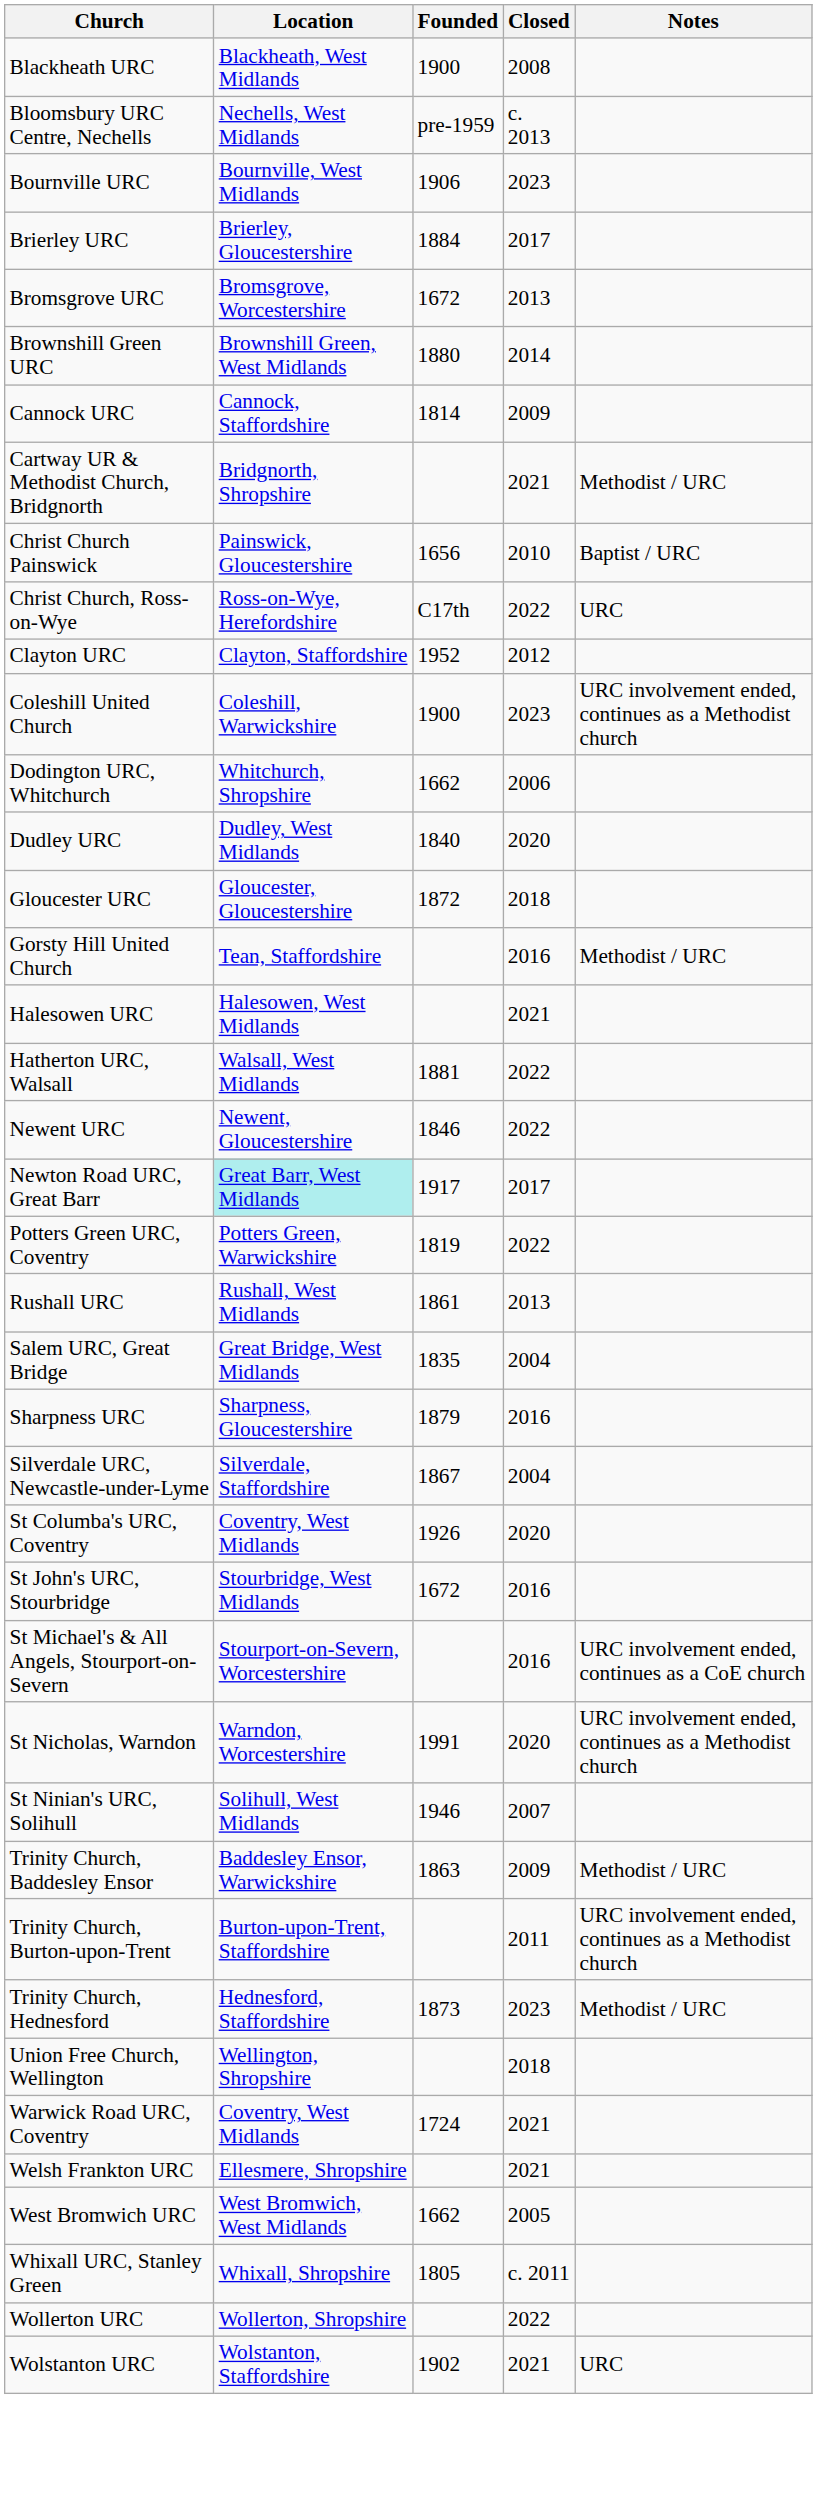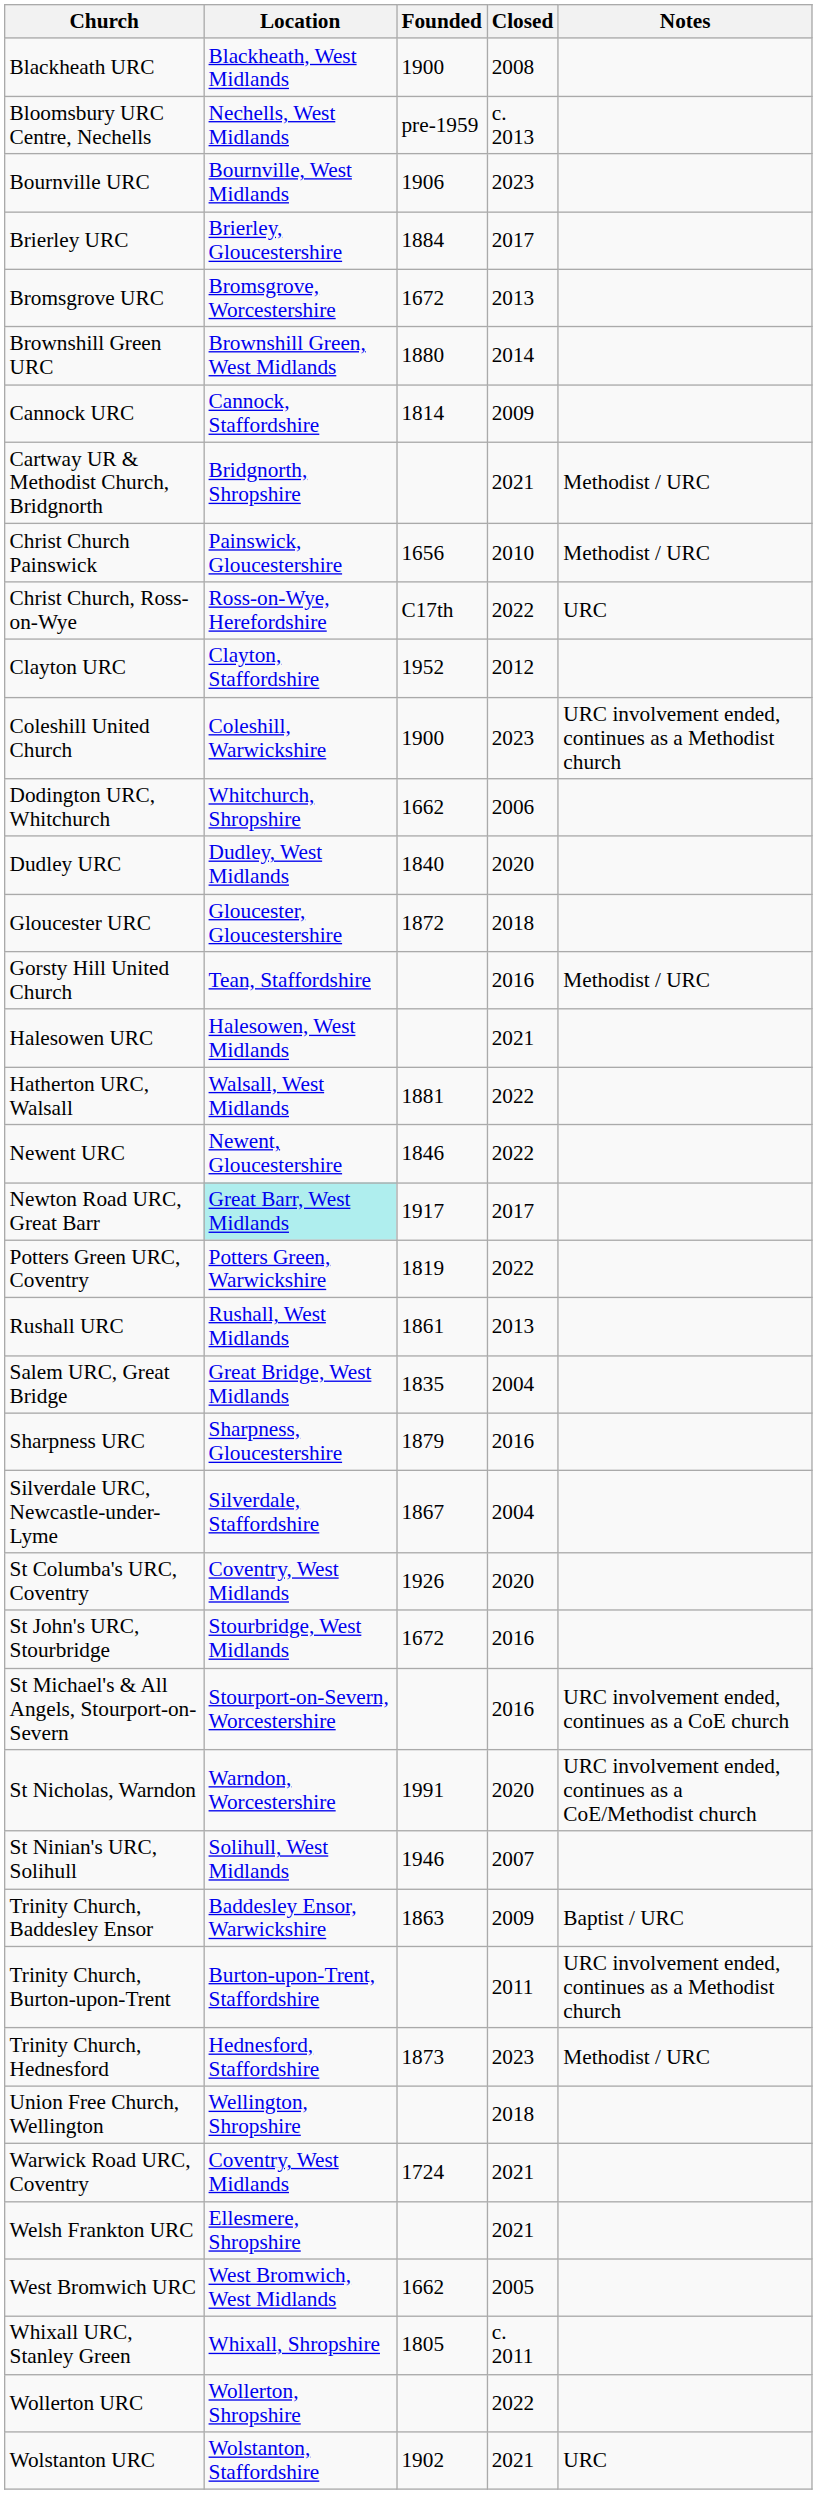(640, 552) Baptist / URC -> (637, 552) Methodist / URC
(688, 1742) URC involvement ended, continues as a Methodist church -> (672, 1790) URC involvement ended, continues as a CoE/Methodist church
(653, 1869) Methodist / URC -> (624, 1917) Baptist / URC
